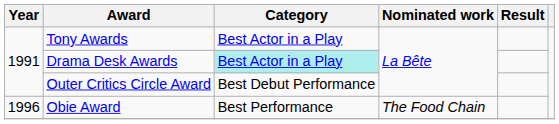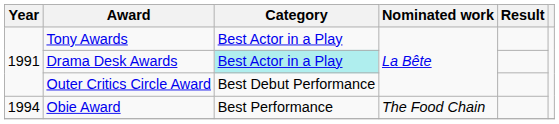(24, 107) 1996 -> (24, 107) 1994
